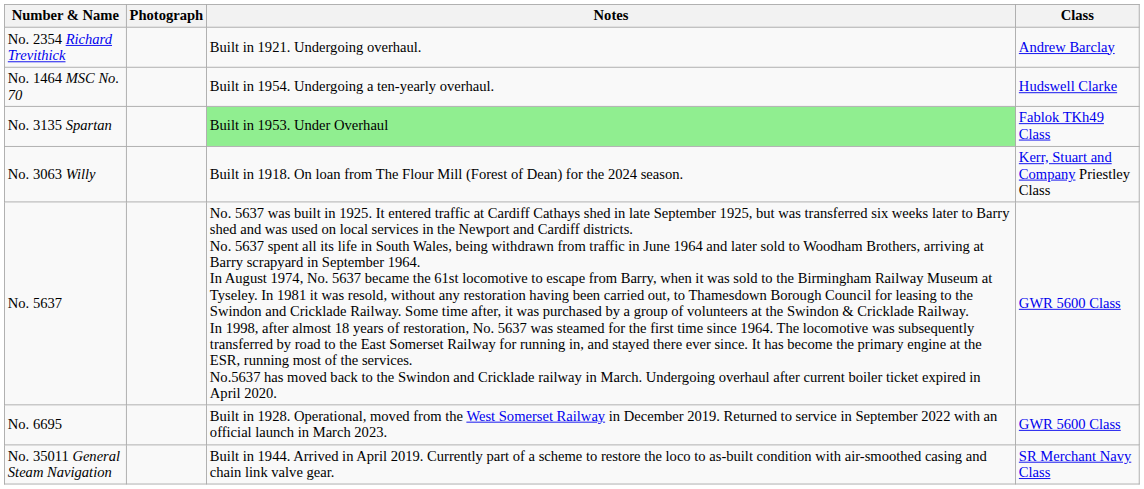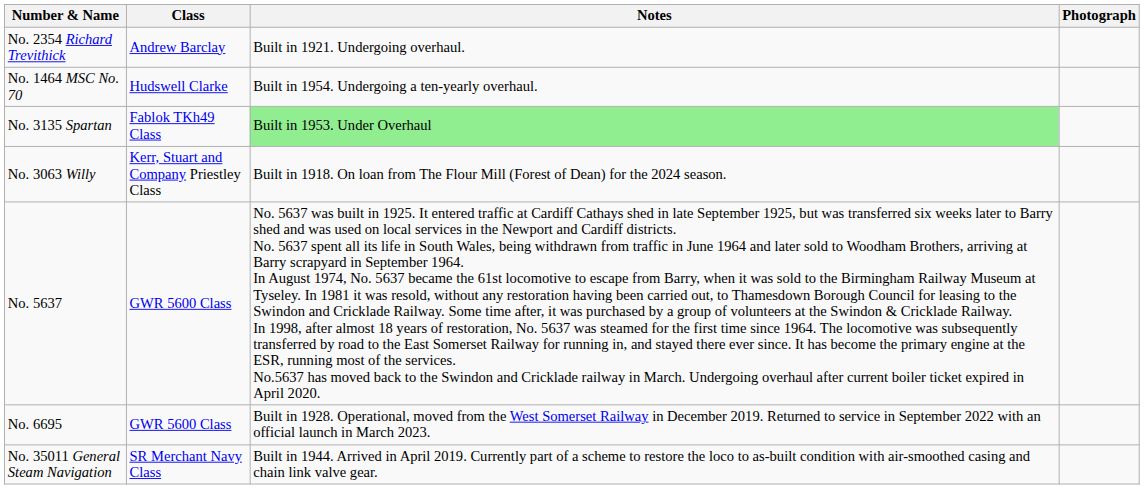columns swapped: (1077, 16) <-> (166, 16)
